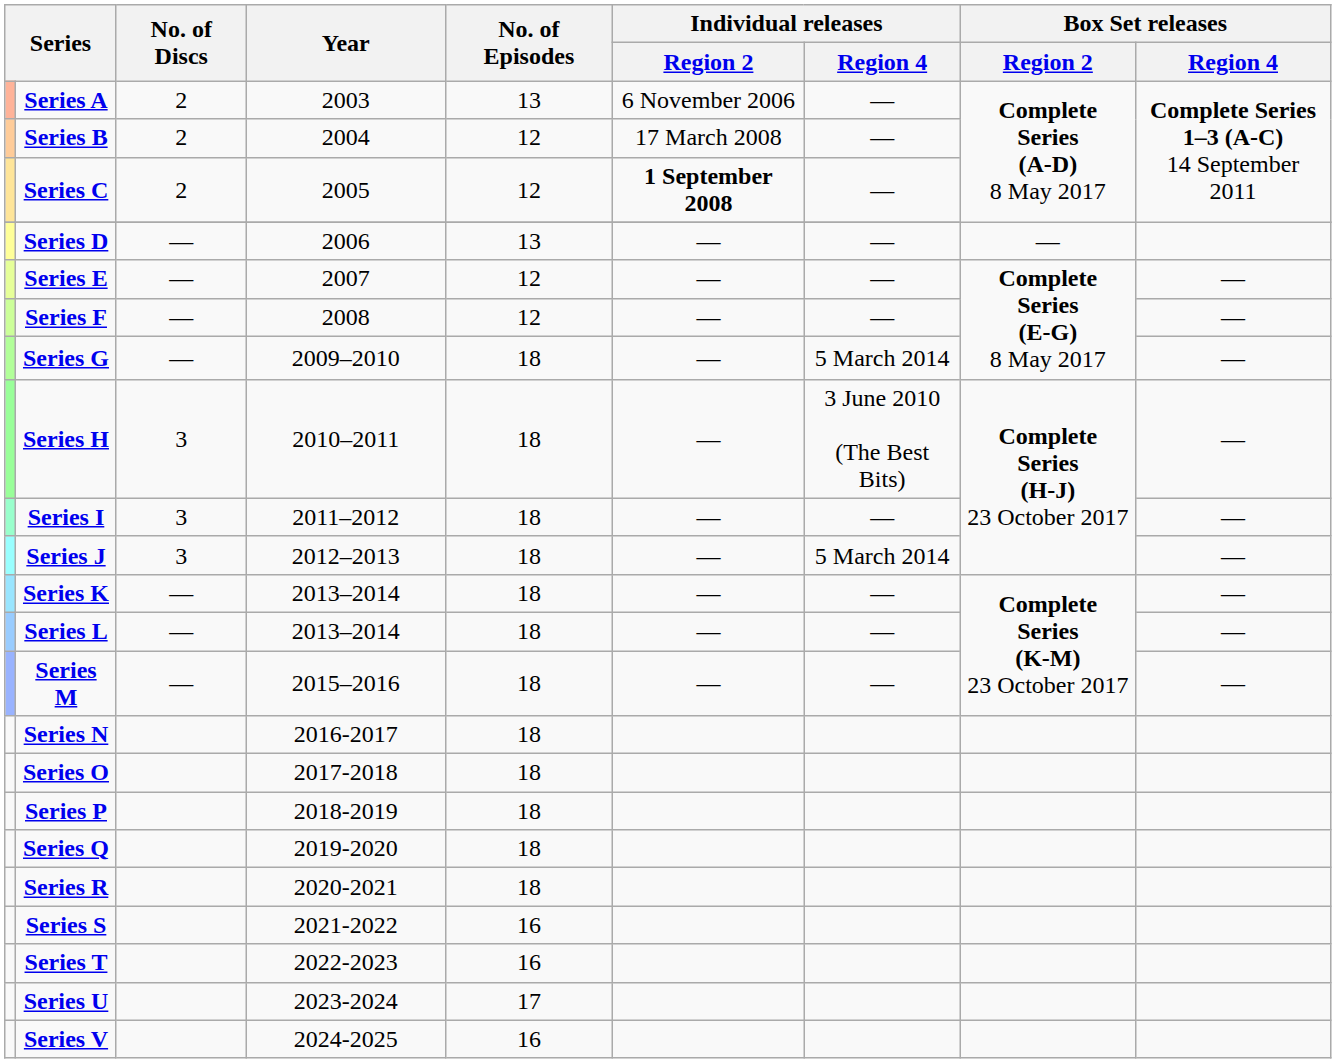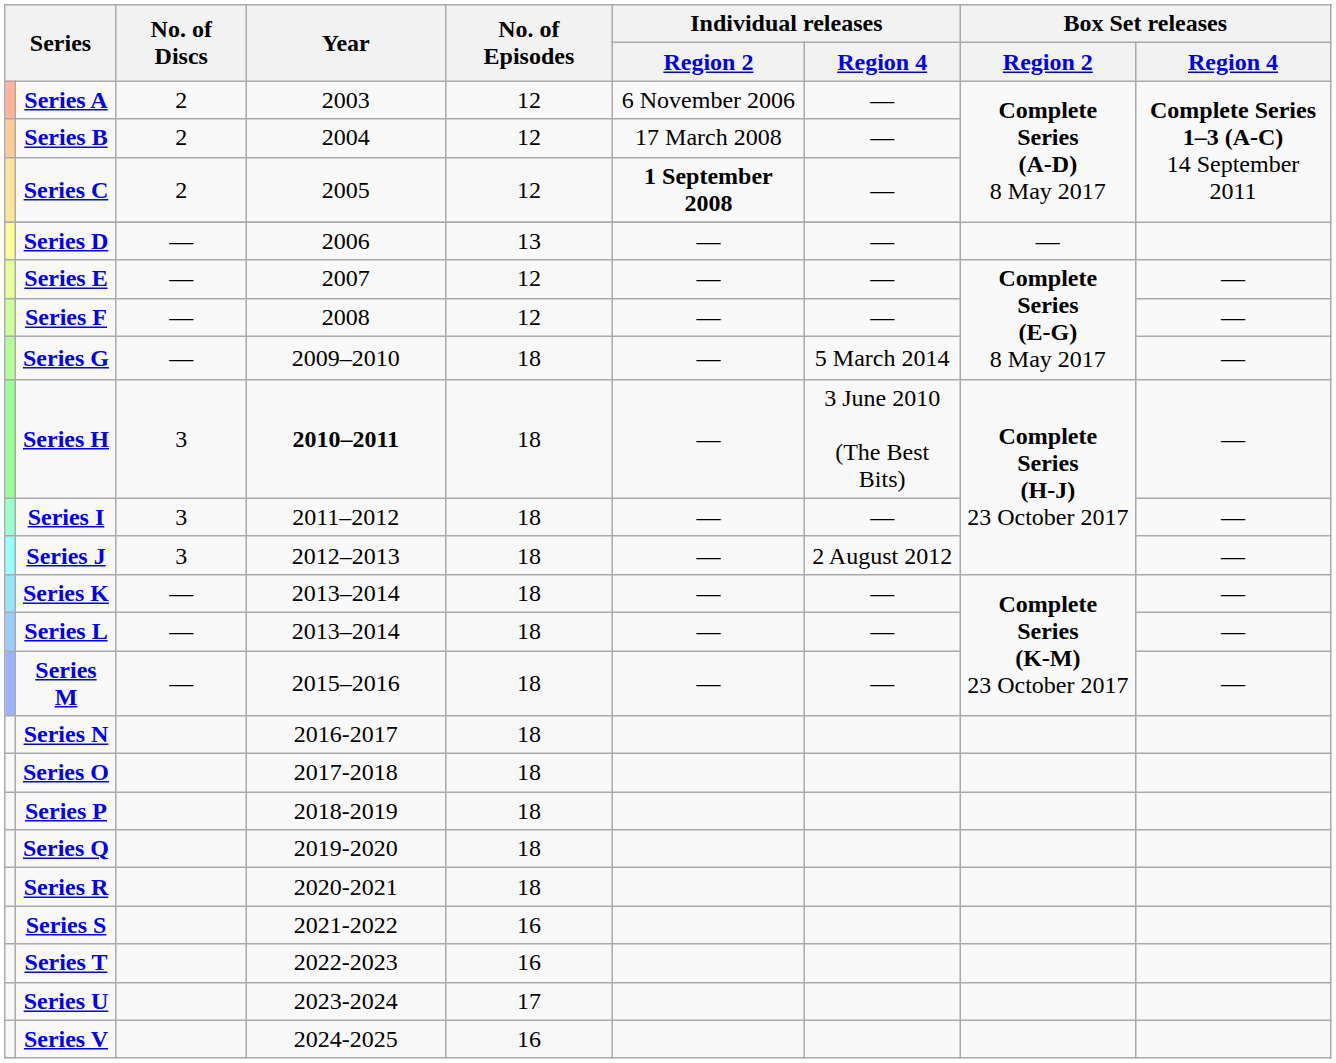(529, 99) 13 -> (529, 99) 12
(346, 438) normal -> (346, 438) bold
(882, 555) 5 March 2014 -> (882, 555) 2 August 2012
